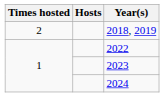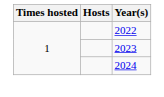- row: (131, 30)
